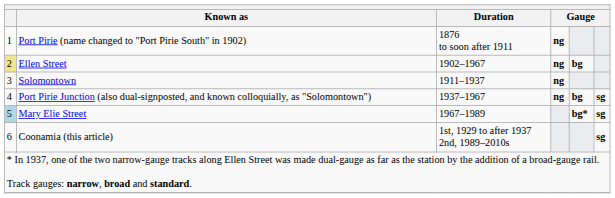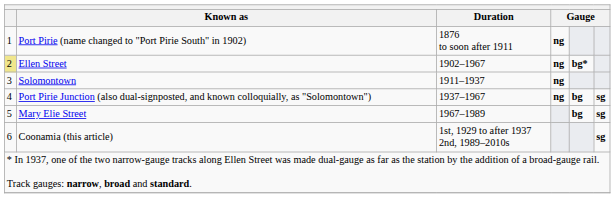(577, 63) bg -> (580, 63) bg*
(9, 114) lightblue background -> (9, 114) no background
(580, 114) bg* -> (577, 114) bg
